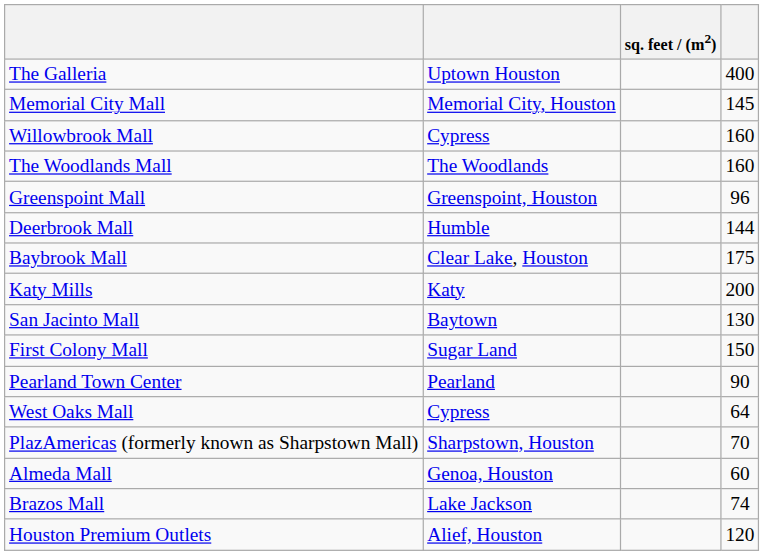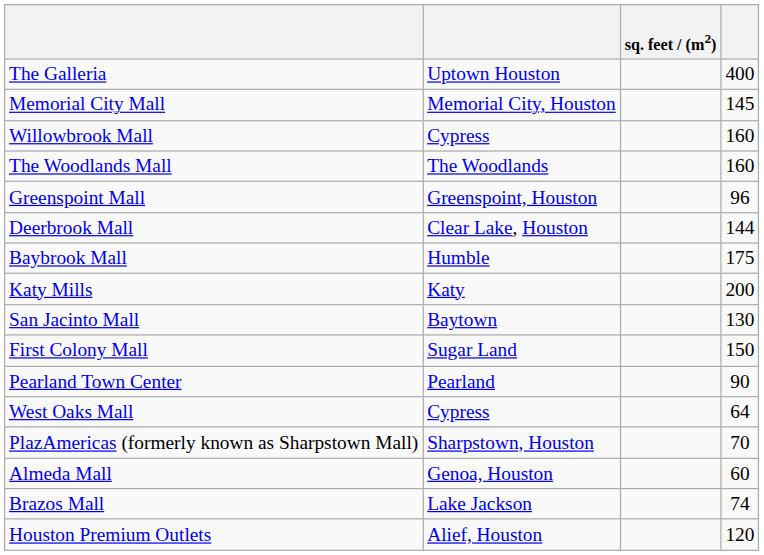(458, 227) Humble -> (508, 227) Clear Lake, Houston
(508, 258) Clear Lake, Houston -> (458, 258) Humble
